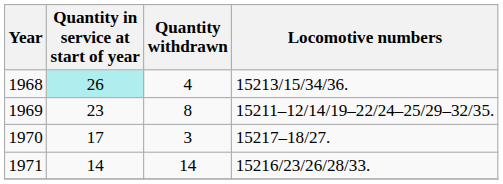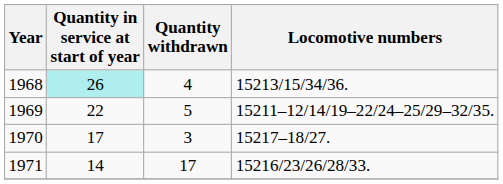(95, 110) 23 -> (95, 110) 22
(188, 110) 8 -> (188, 110) 5
(188, 165) 14 -> (188, 165) 17
